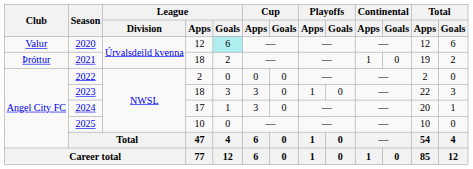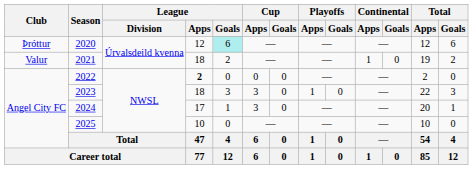(36, 44) Valur -> (36, 44) Þróttur
(36, 60) Þróttur -> (36, 60) Valur
(199, 76) normal -> (199, 76) bold
